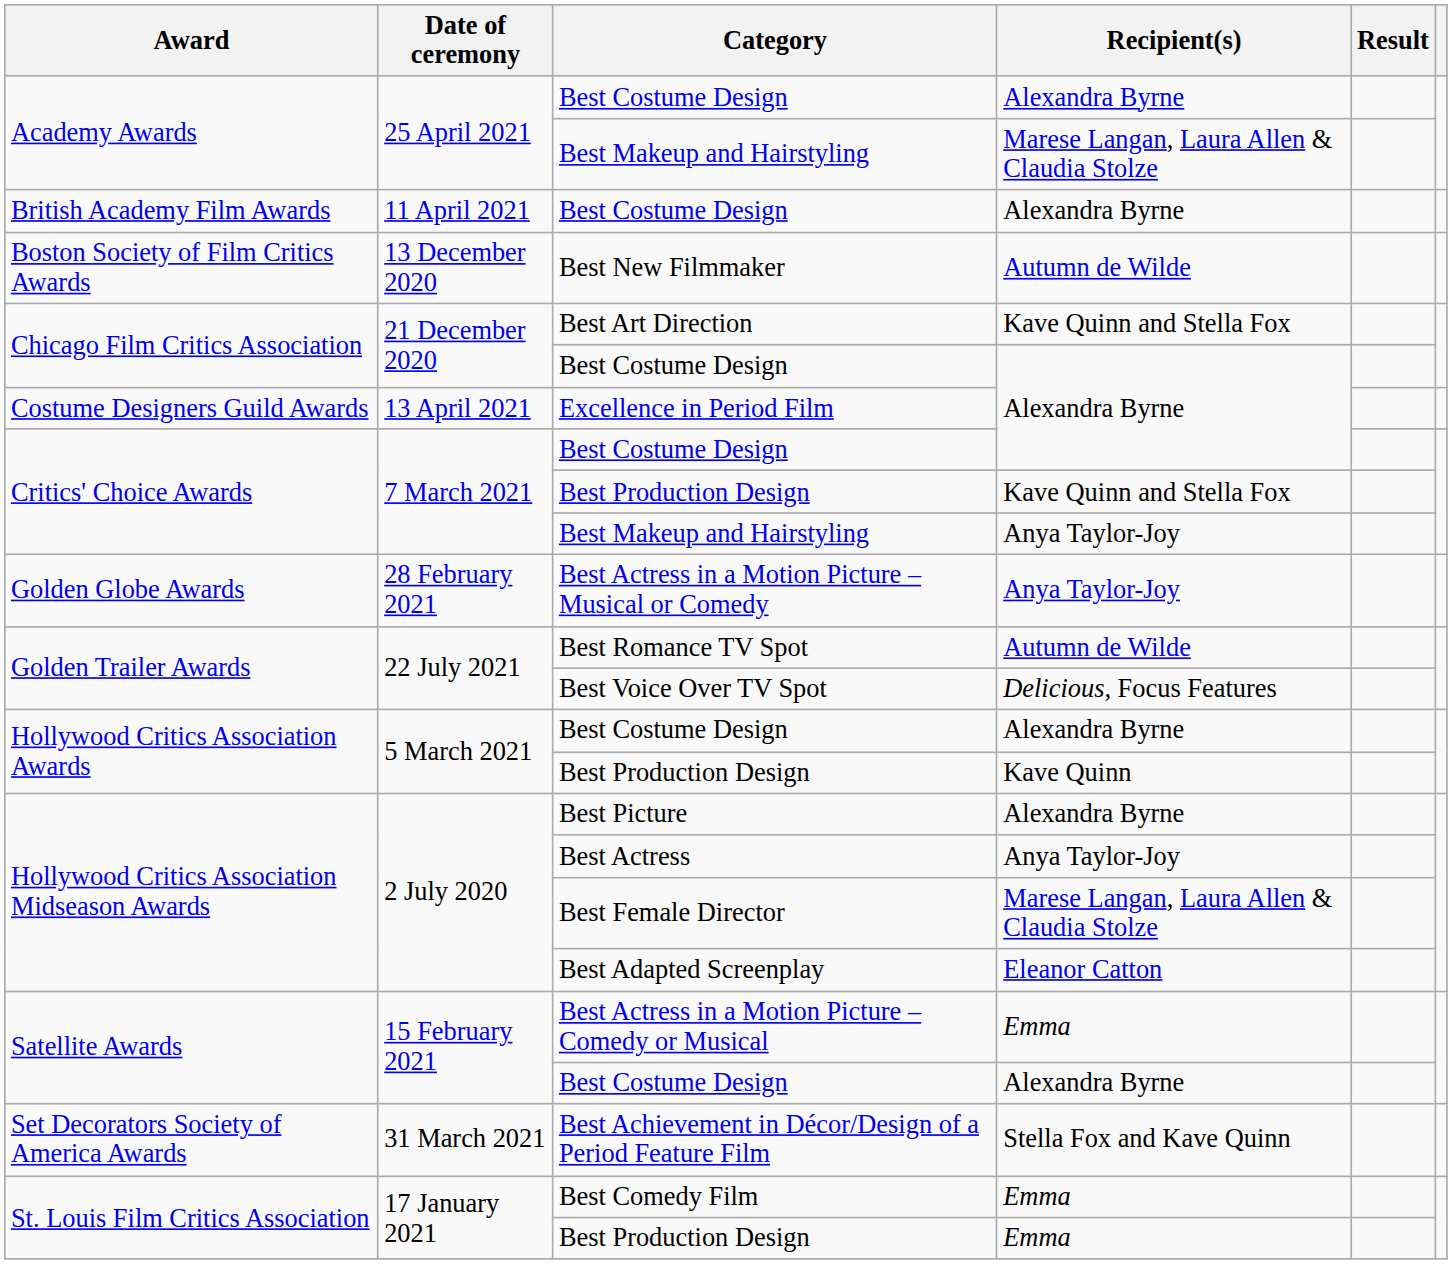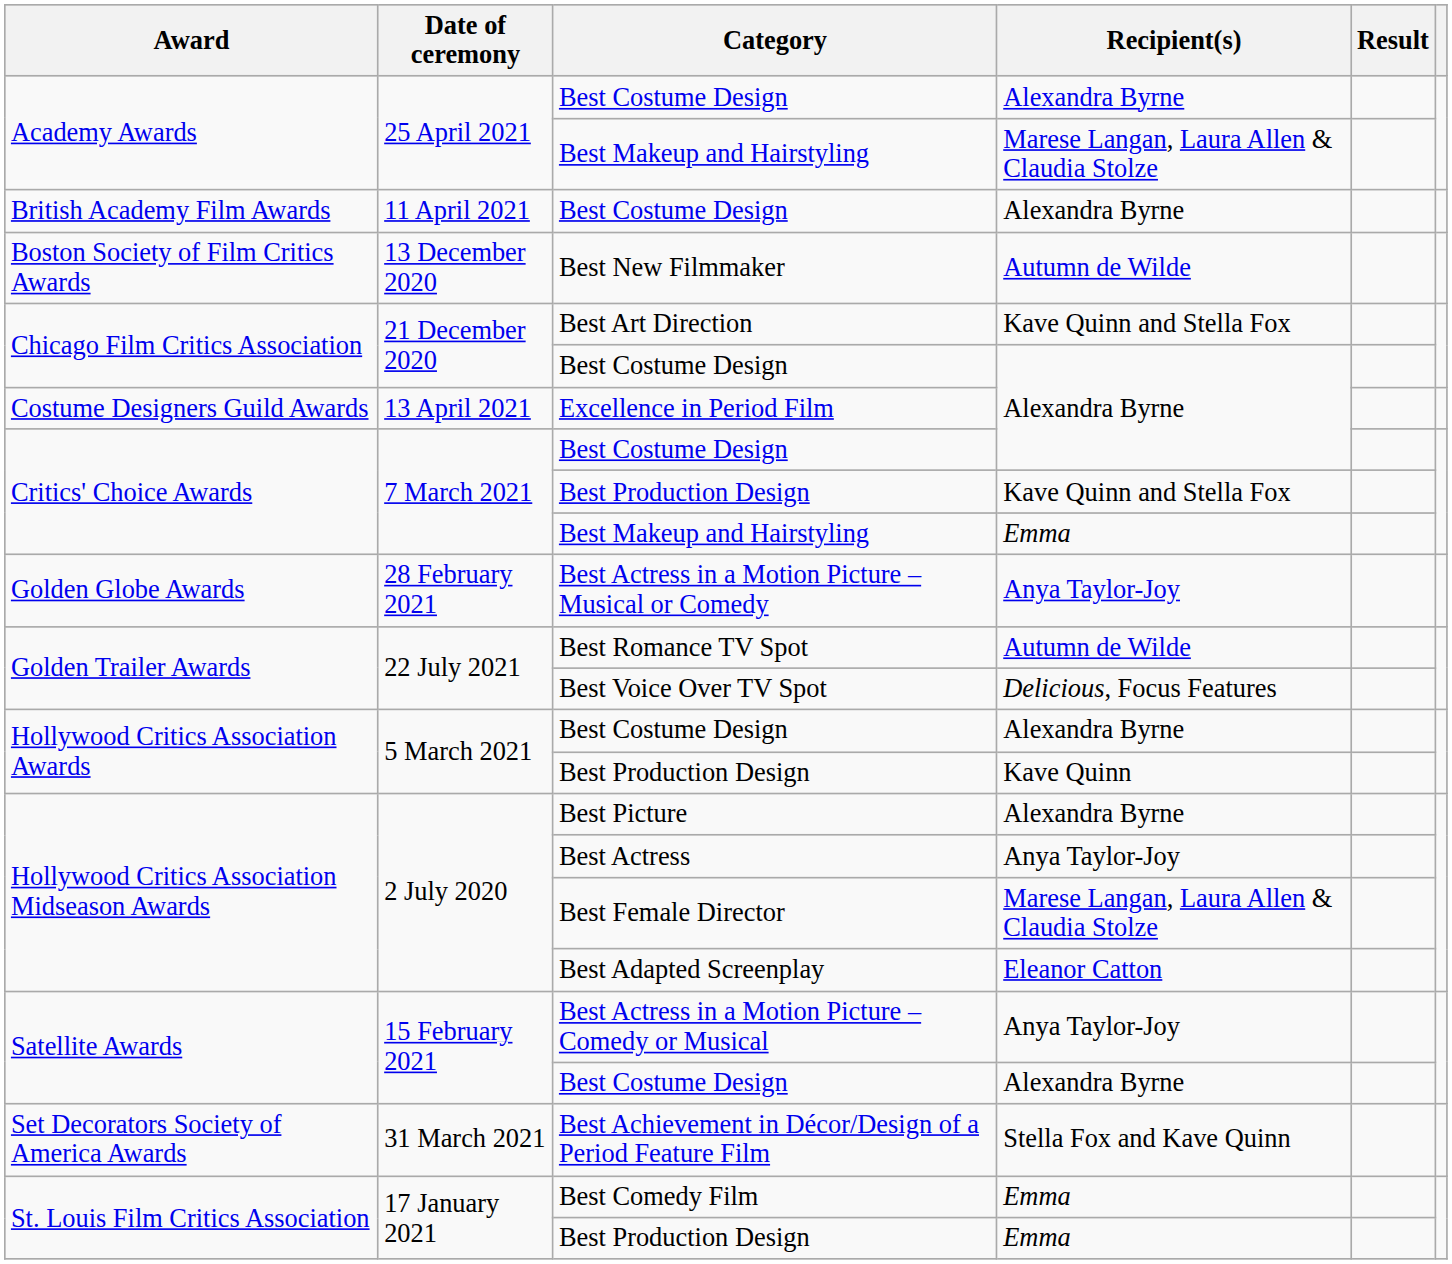(1092, 533) Anya Taylor-Joy -> (1037, 533) Emma
(1037, 1026) Emma -> (1092, 1026) Anya Taylor-Joy
